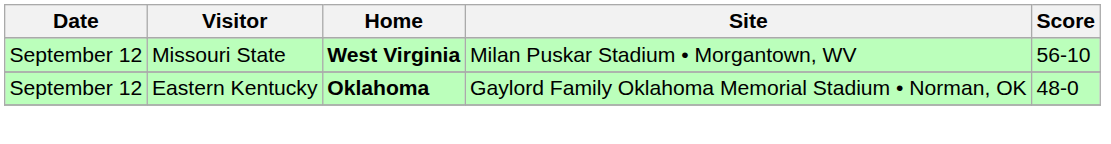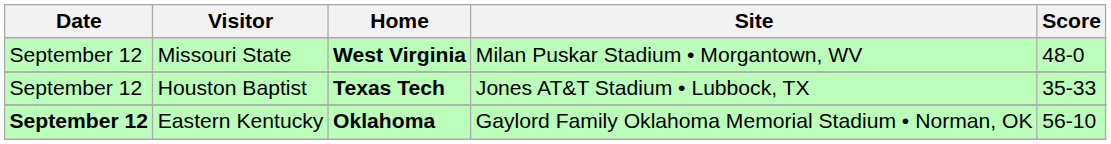(1063, 54) 56-10 -> (1063, 54) 48-0
+ row: (232, 88)
(76, 88) normal -> (79, 121) bold
(1058, 88) 48-0 -> (1069, 121) 56-10
